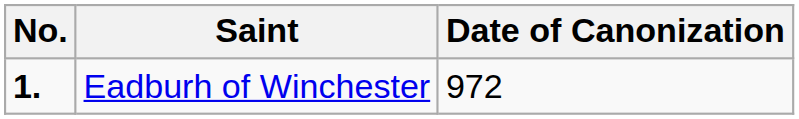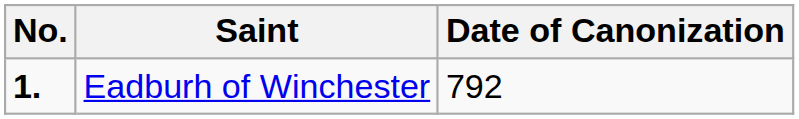(474, 85) 972 -> (474, 85) 792
